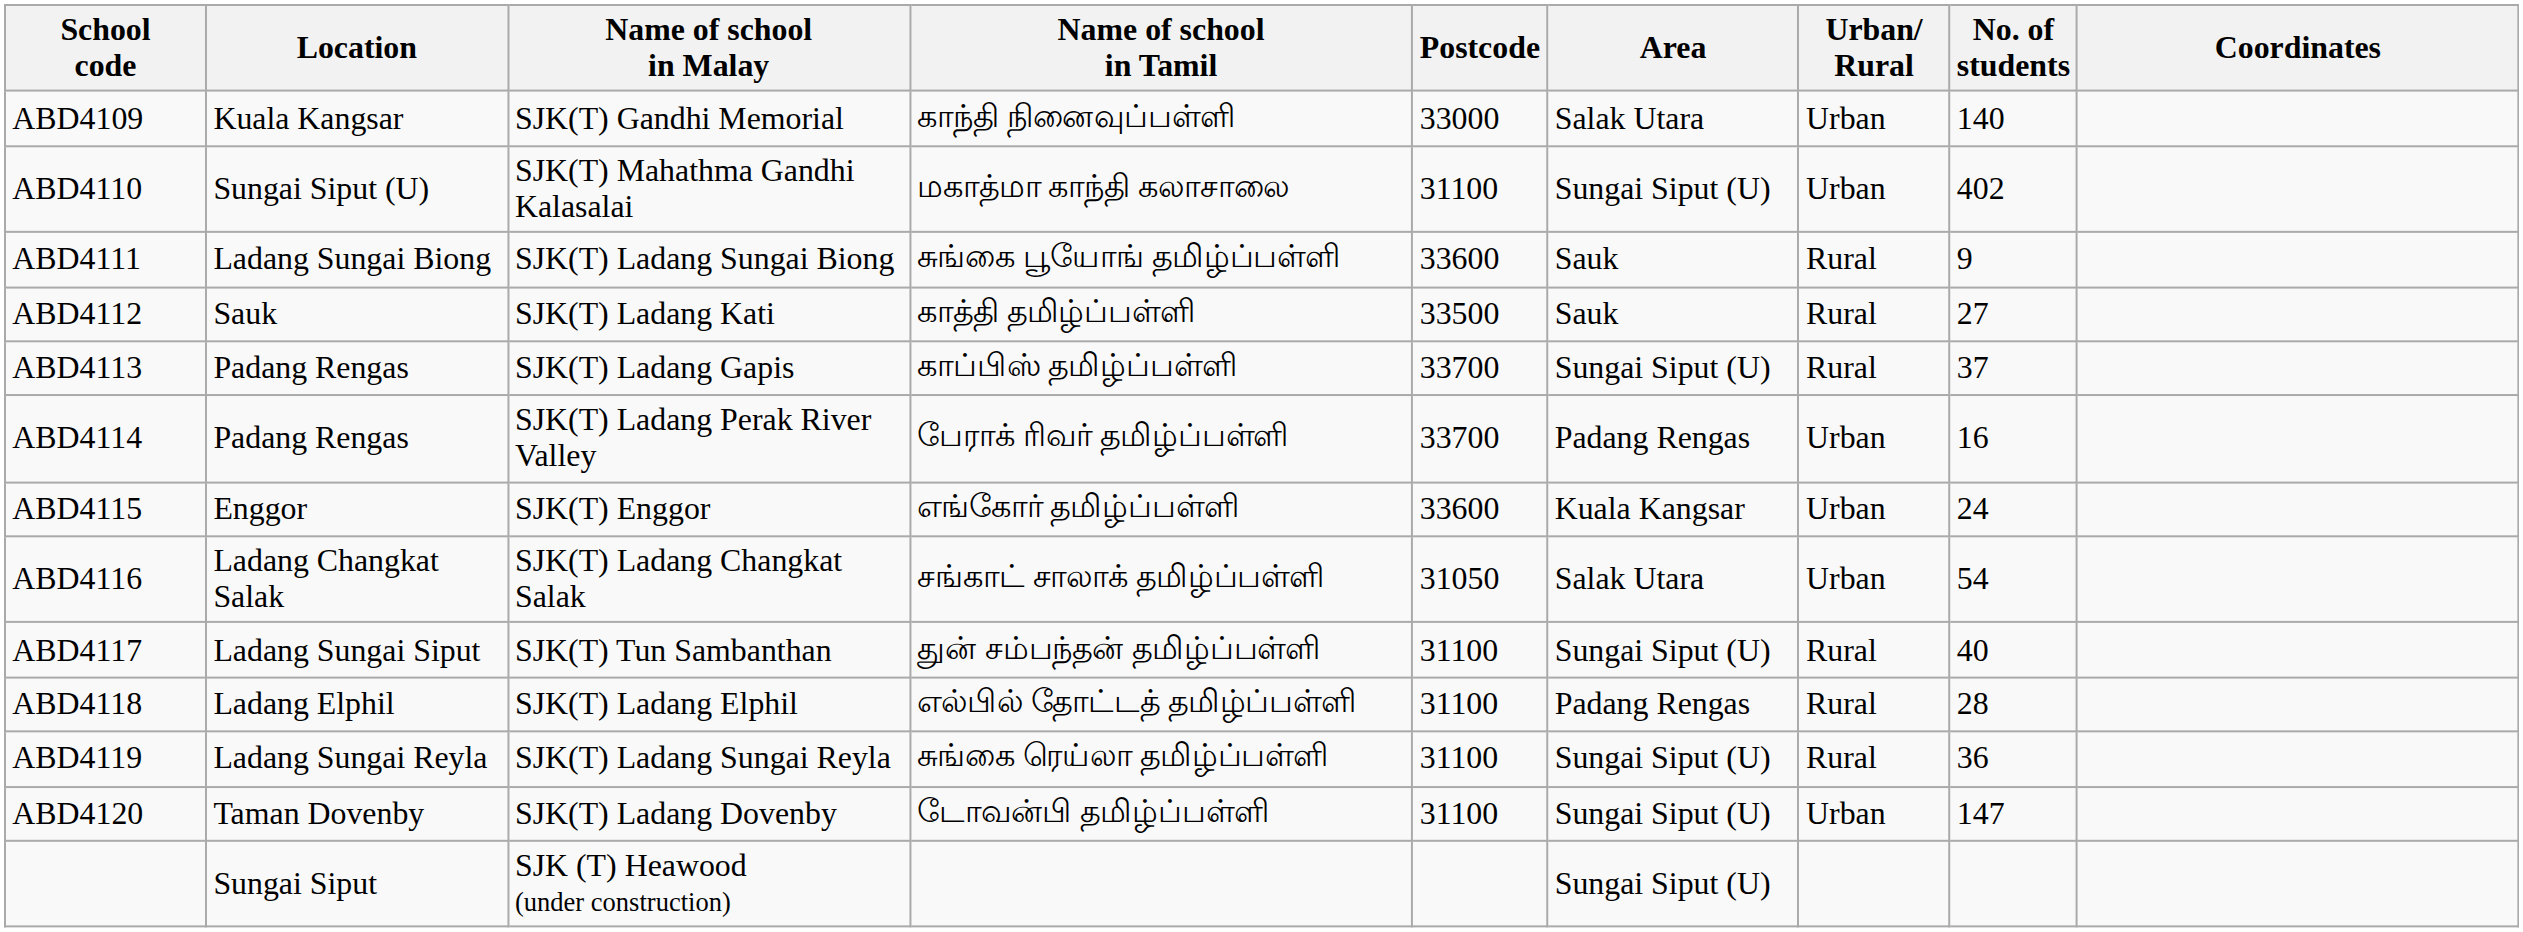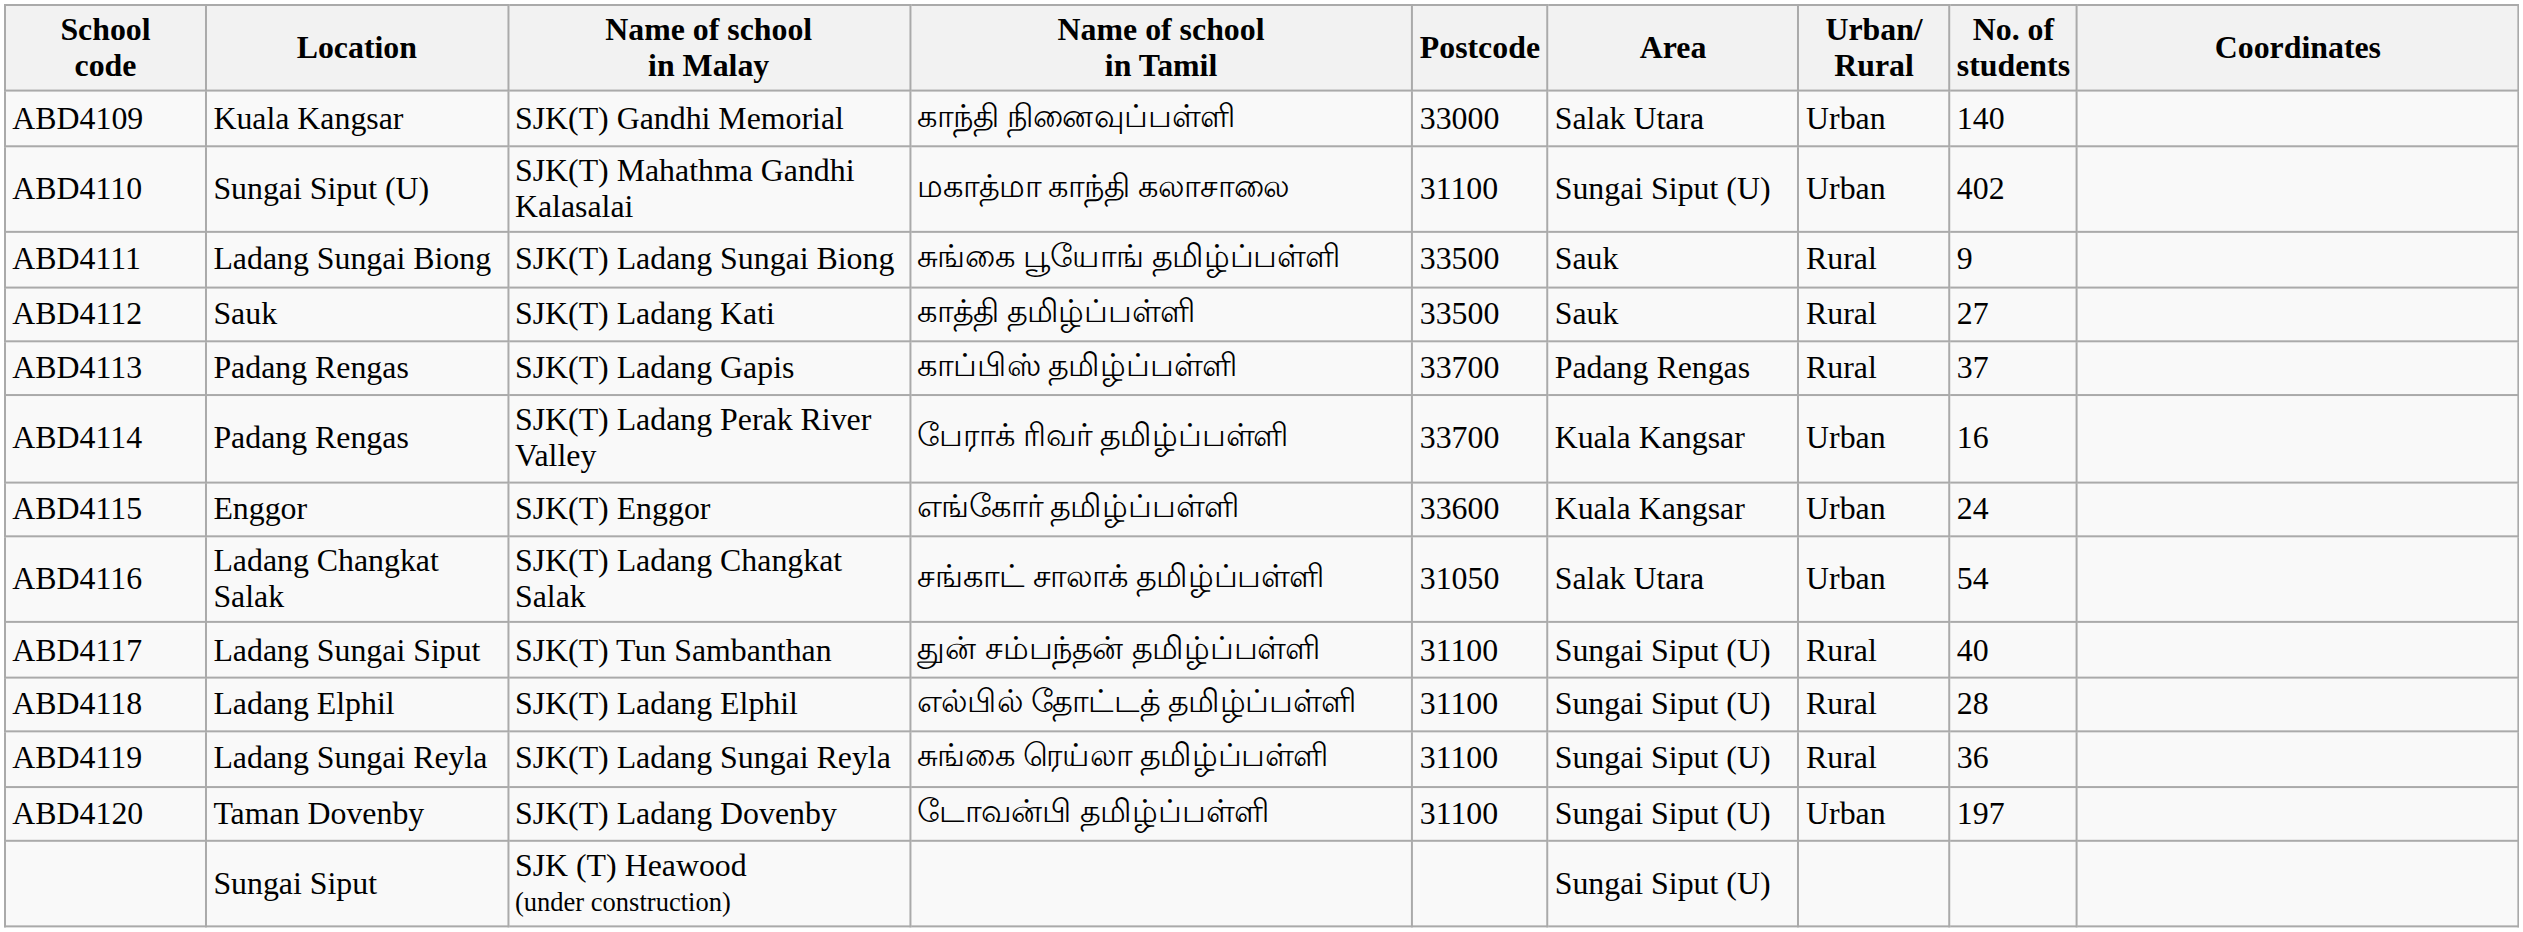(1460, 258) 33600 -> (1460, 258) 33500
(1663, 367) Sungai Siput (U) -> (1652, 367) Padang Rengas
(1652, 438) Padang Rengas -> (1650, 438) Kuala Kangsar
(1652, 703) Padang Rengas -> (1663, 703) Sungai Siput (U)
(1981, 812) 147 -> (1981, 812) 197
